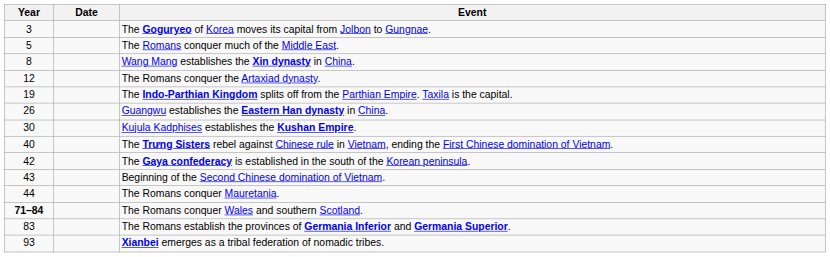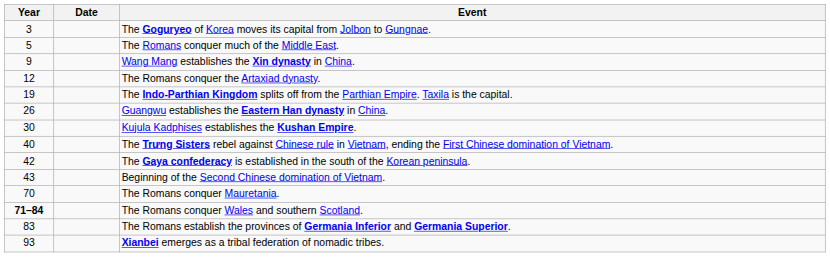(29, 62) 8 -> (29, 62) 9
(29, 194) 44 -> (29, 194) 70
